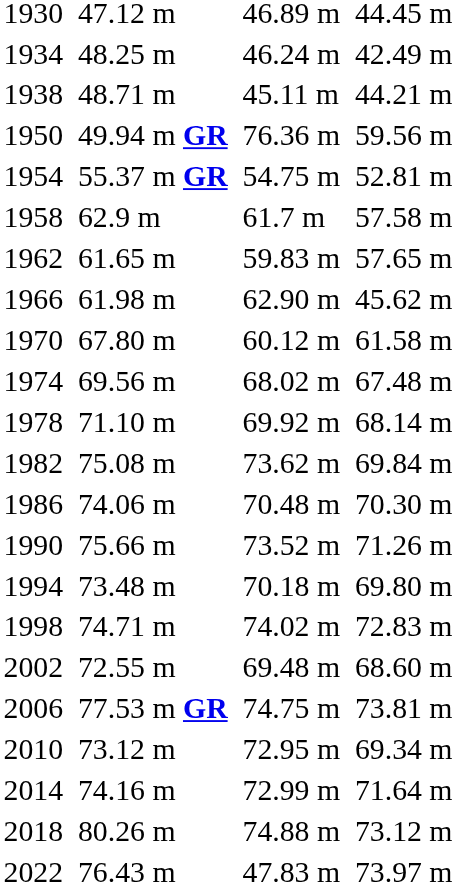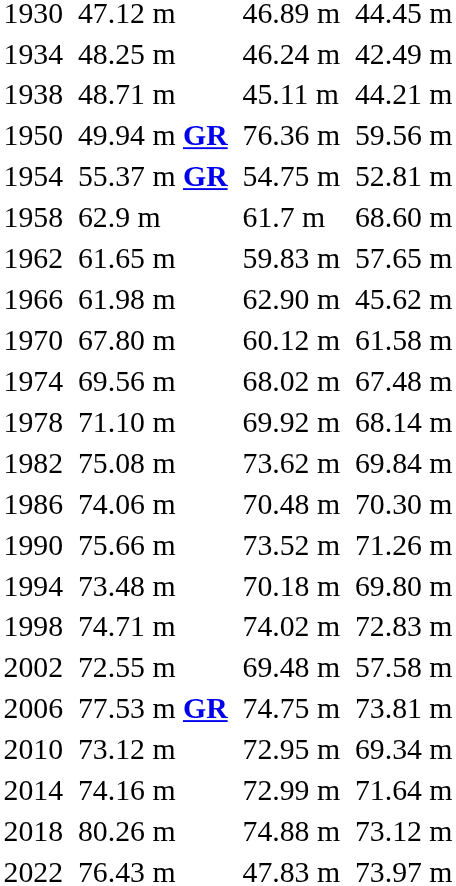(404, 217) 57.58 m -> (404, 217) 68.60 m
(404, 667) 68.60 m -> (404, 667) 57.58 m
